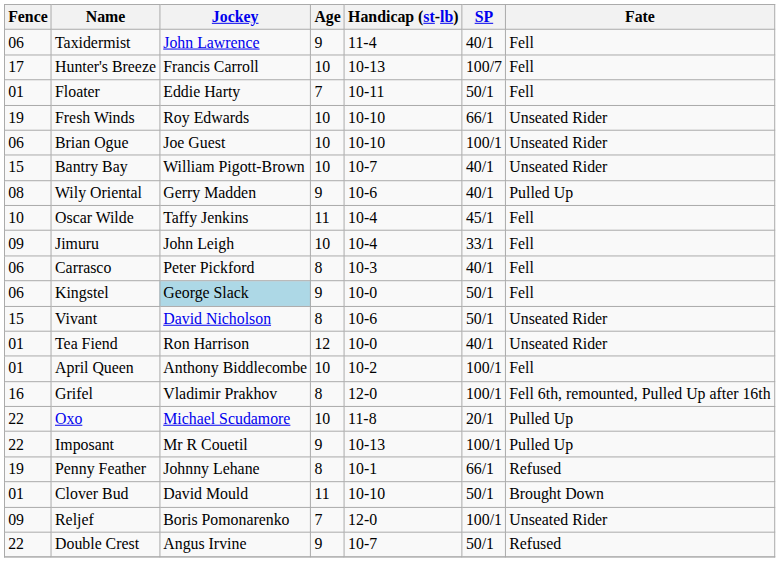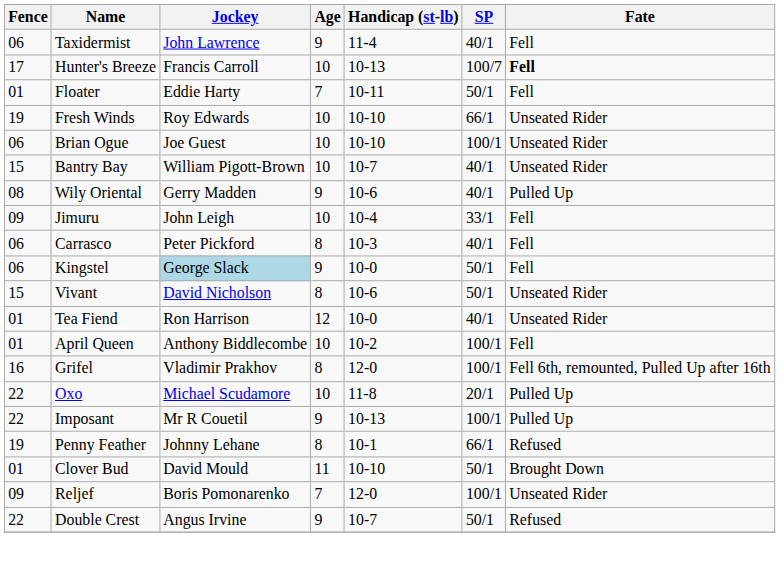(522, 67) normal -> (522, 67) bold
- row: (94, 218)
